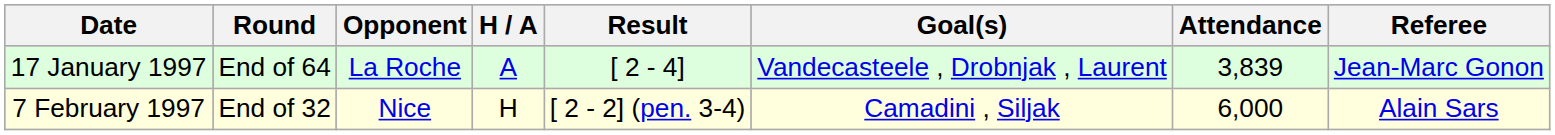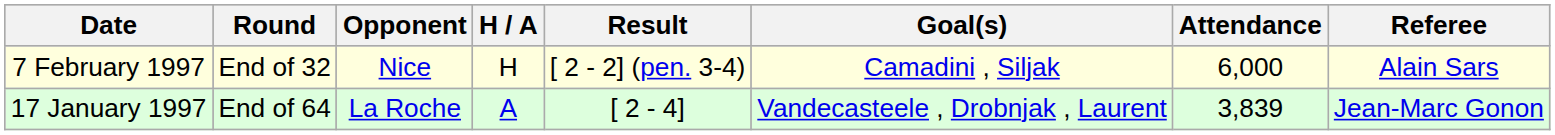rows swapped: (109, 66) <-> (109, 108)
